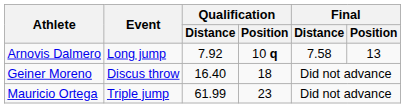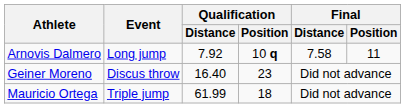(374, 54) 13 -> (374, 54) 11
(265, 74) 18 -> (265, 74) 23
(265, 94) 23 -> (265, 94) 18
